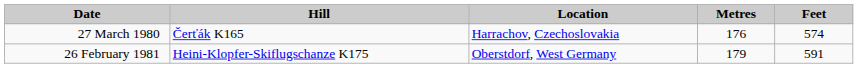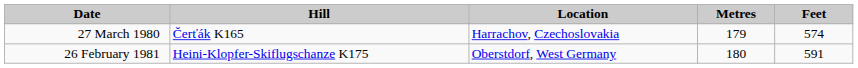(736, 33) 176 -> (736, 33) 179
(736, 53) 179 -> (736, 53) 180
